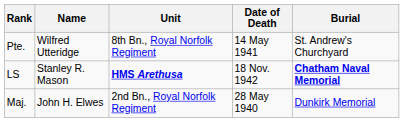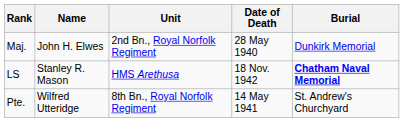rows swapped: (17, 103) <-> (16, 46)
(147, 74) bold -> (145, 74) normal
